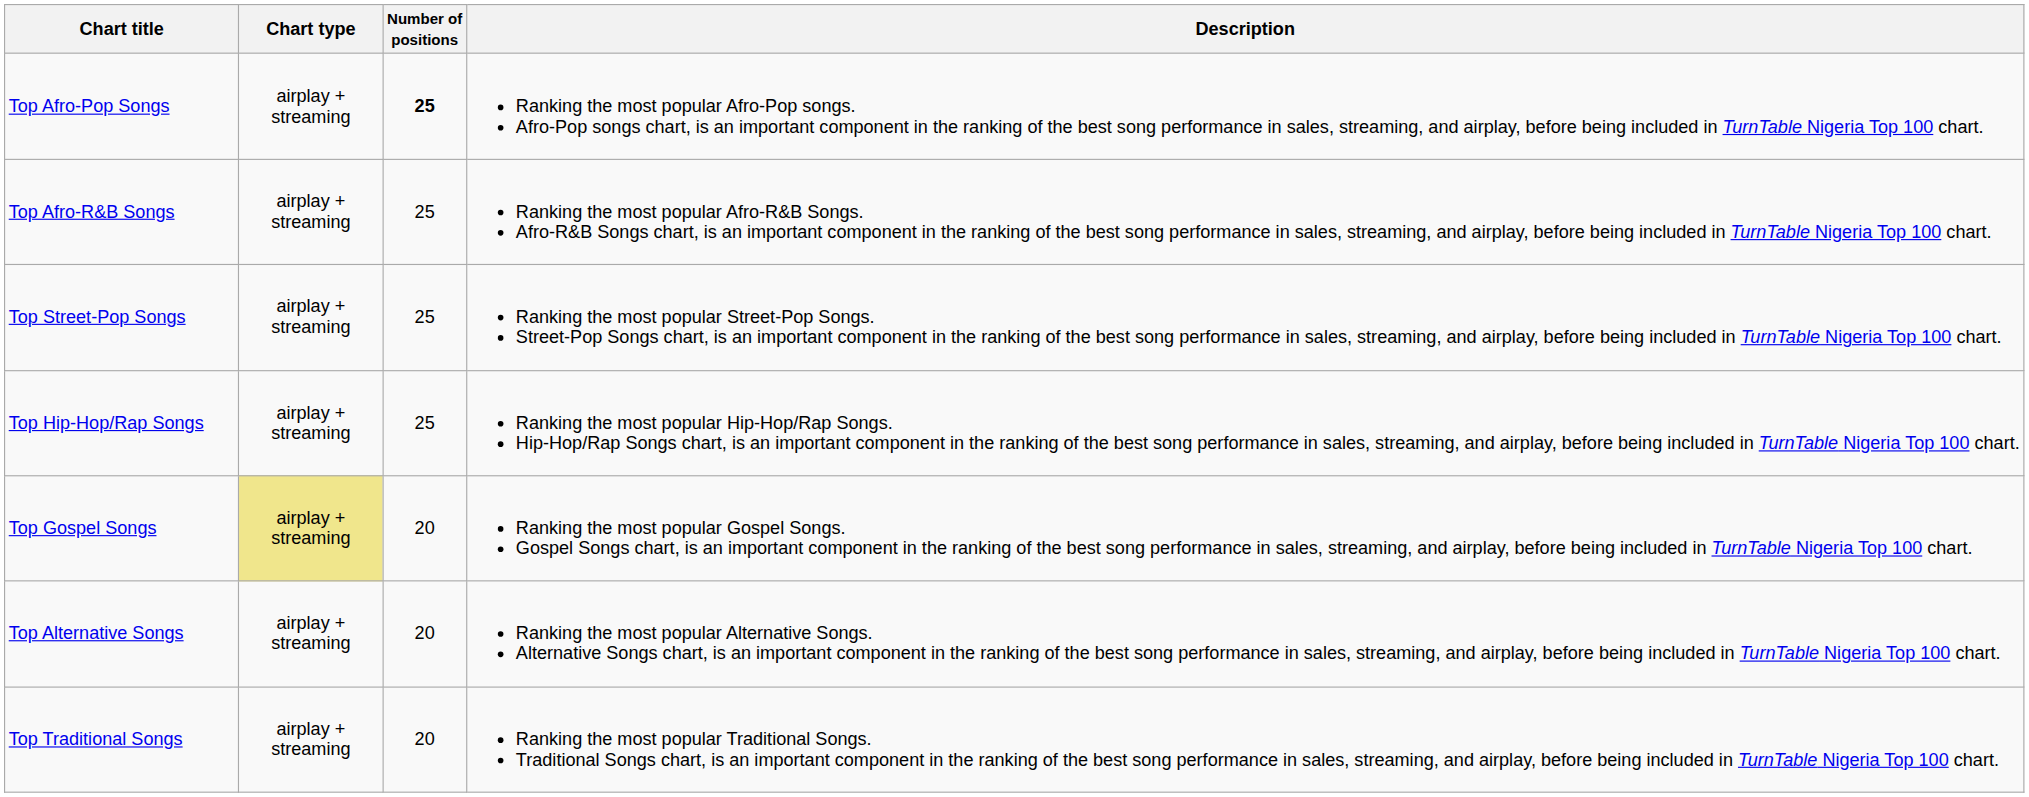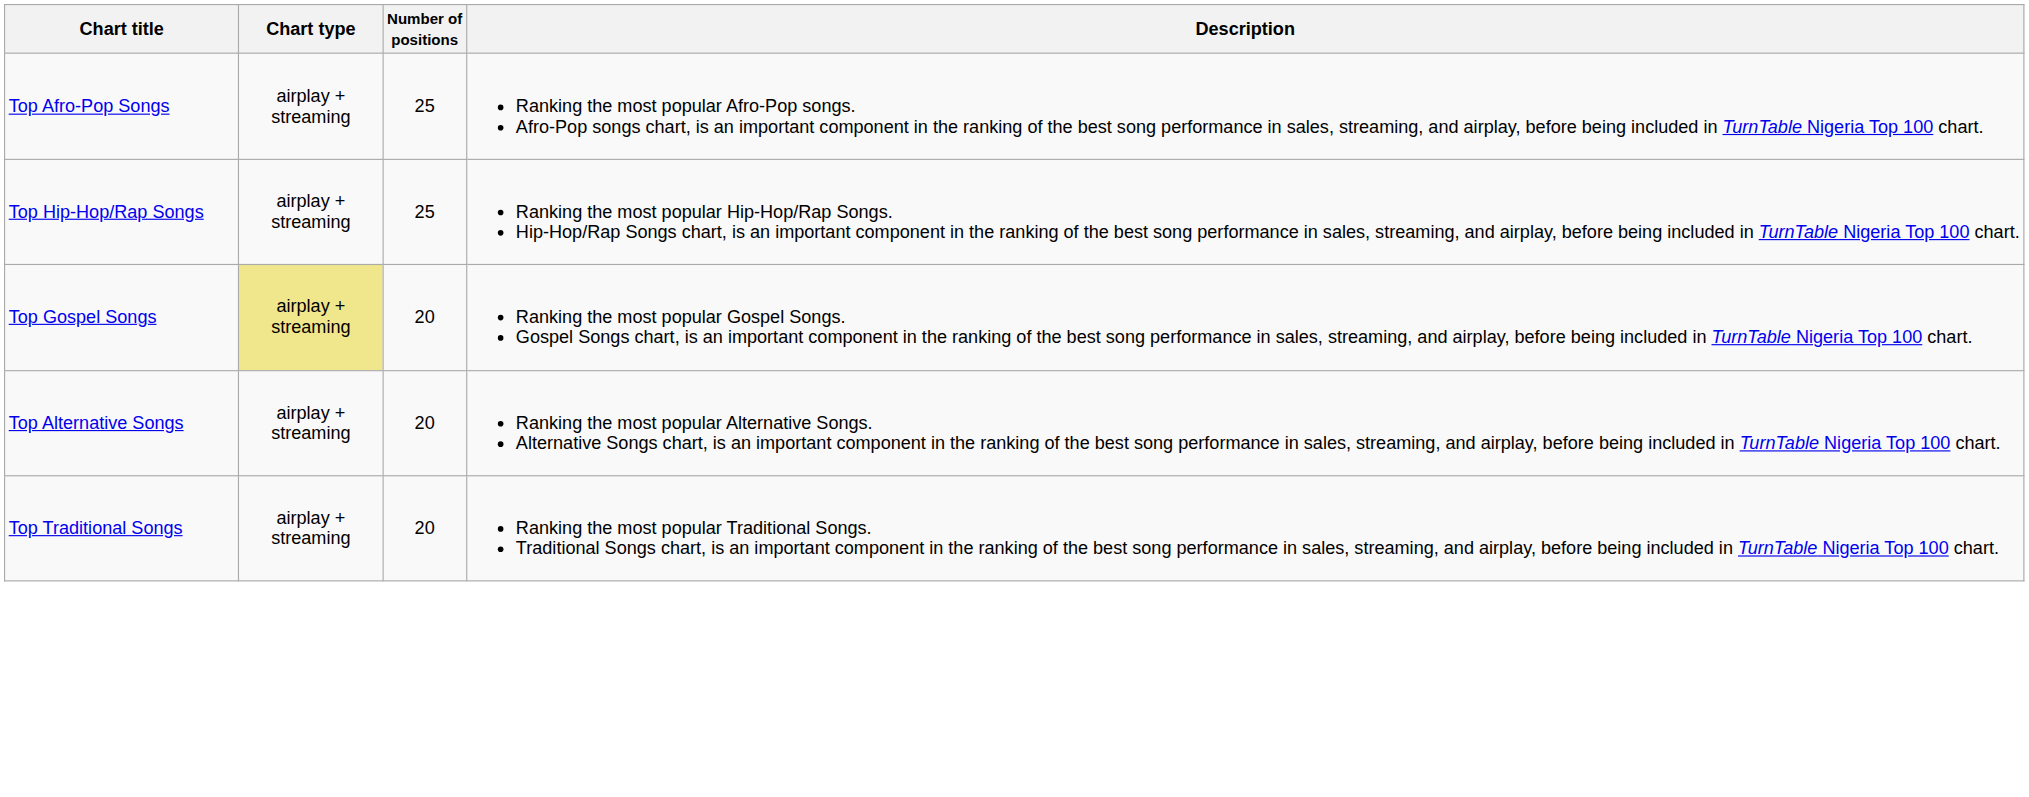(425, 106) bold -> (425, 106) normal
- row: (92, 211)
- row: (97, 317)
